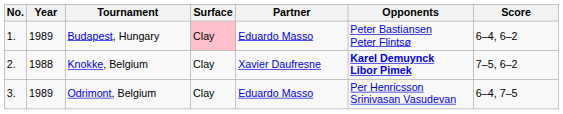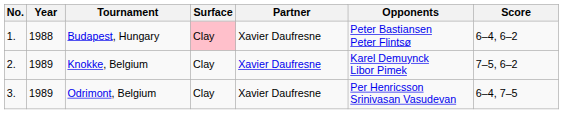(41, 36) 1989 -> (41, 36) 1988
(276, 36) Eduardo Masso -> (280, 36) Xavier Daufresne
(41, 65) 1988 -> (41, 65) 1989
(392, 65) bold -> (390, 65) normal
(276, 94) Eduardo Masso -> (280, 94) Xavier Daufresne
